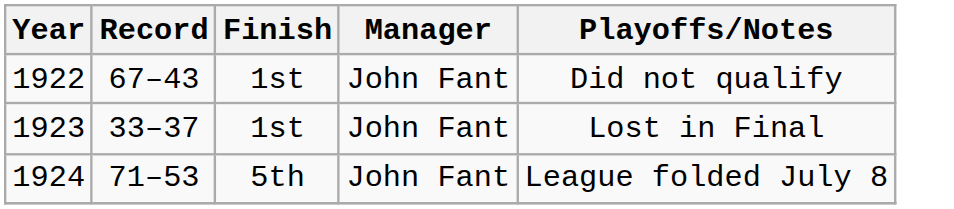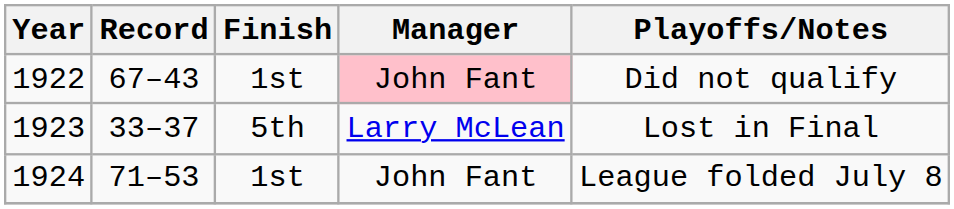(428, 79) no background -> (456, 79) pink background
(278, 129) 1st -> (278, 129) 5th
(428, 129) John Fant -> (456, 129) Larry McLean
(278, 178) 5th -> (278, 178) 1st
